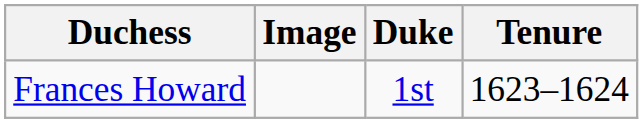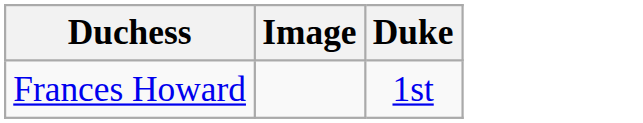- column: (549, 32)
